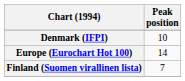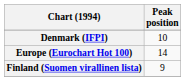(162, 68) 7 -> (162, 68) 9
